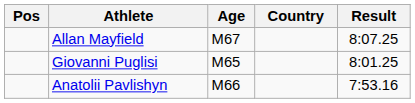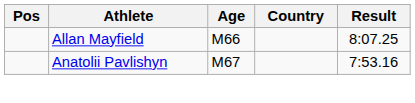(226, 39) M67 -> (226, 39) M66
- row: (105, 62)
(226, 86) M66 -> (226, 62) M67
